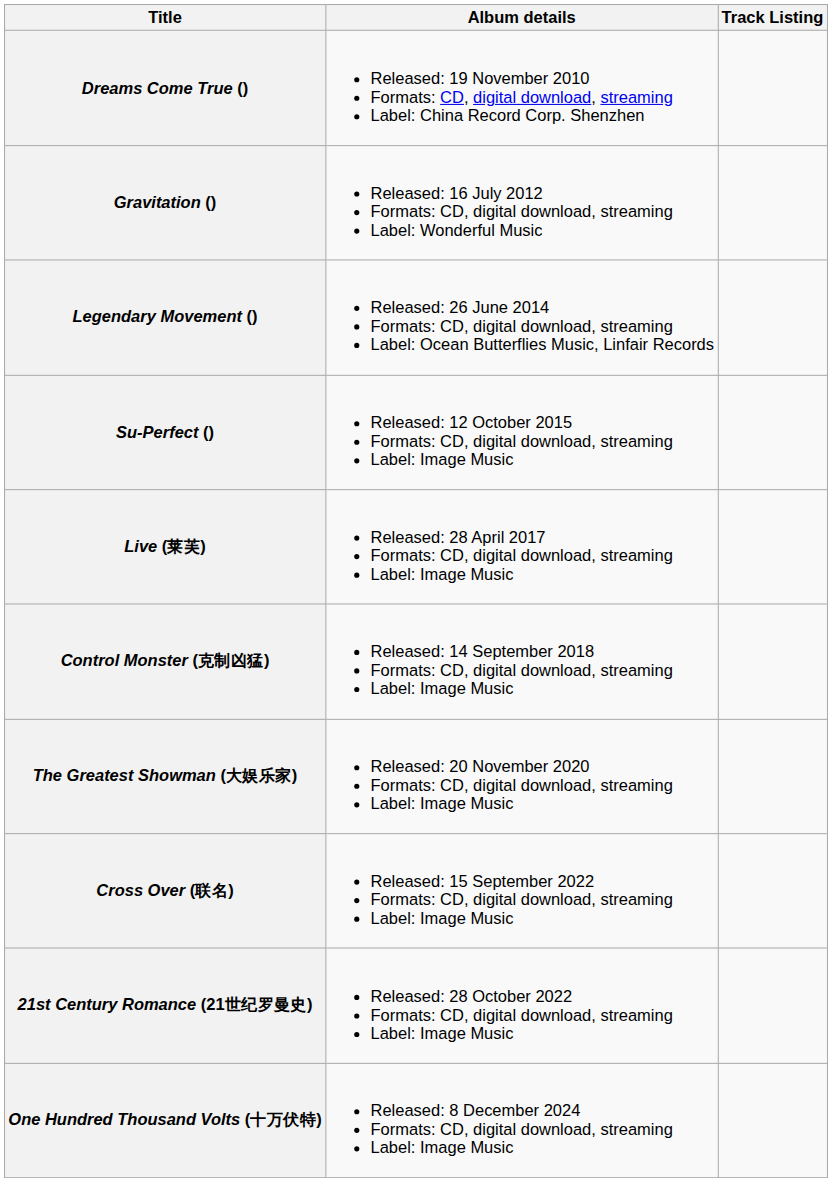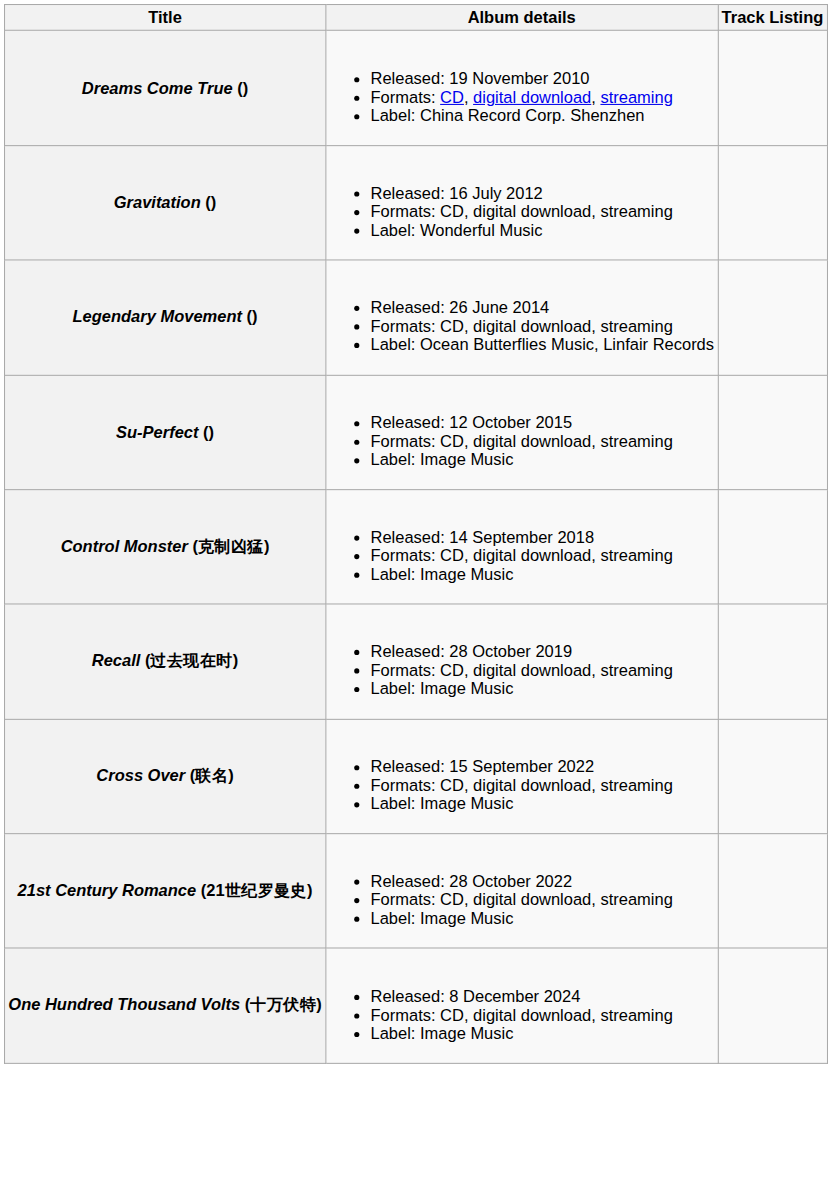- row: (165, 546)
+ row: (165, 661)
- row: (165, 775)
